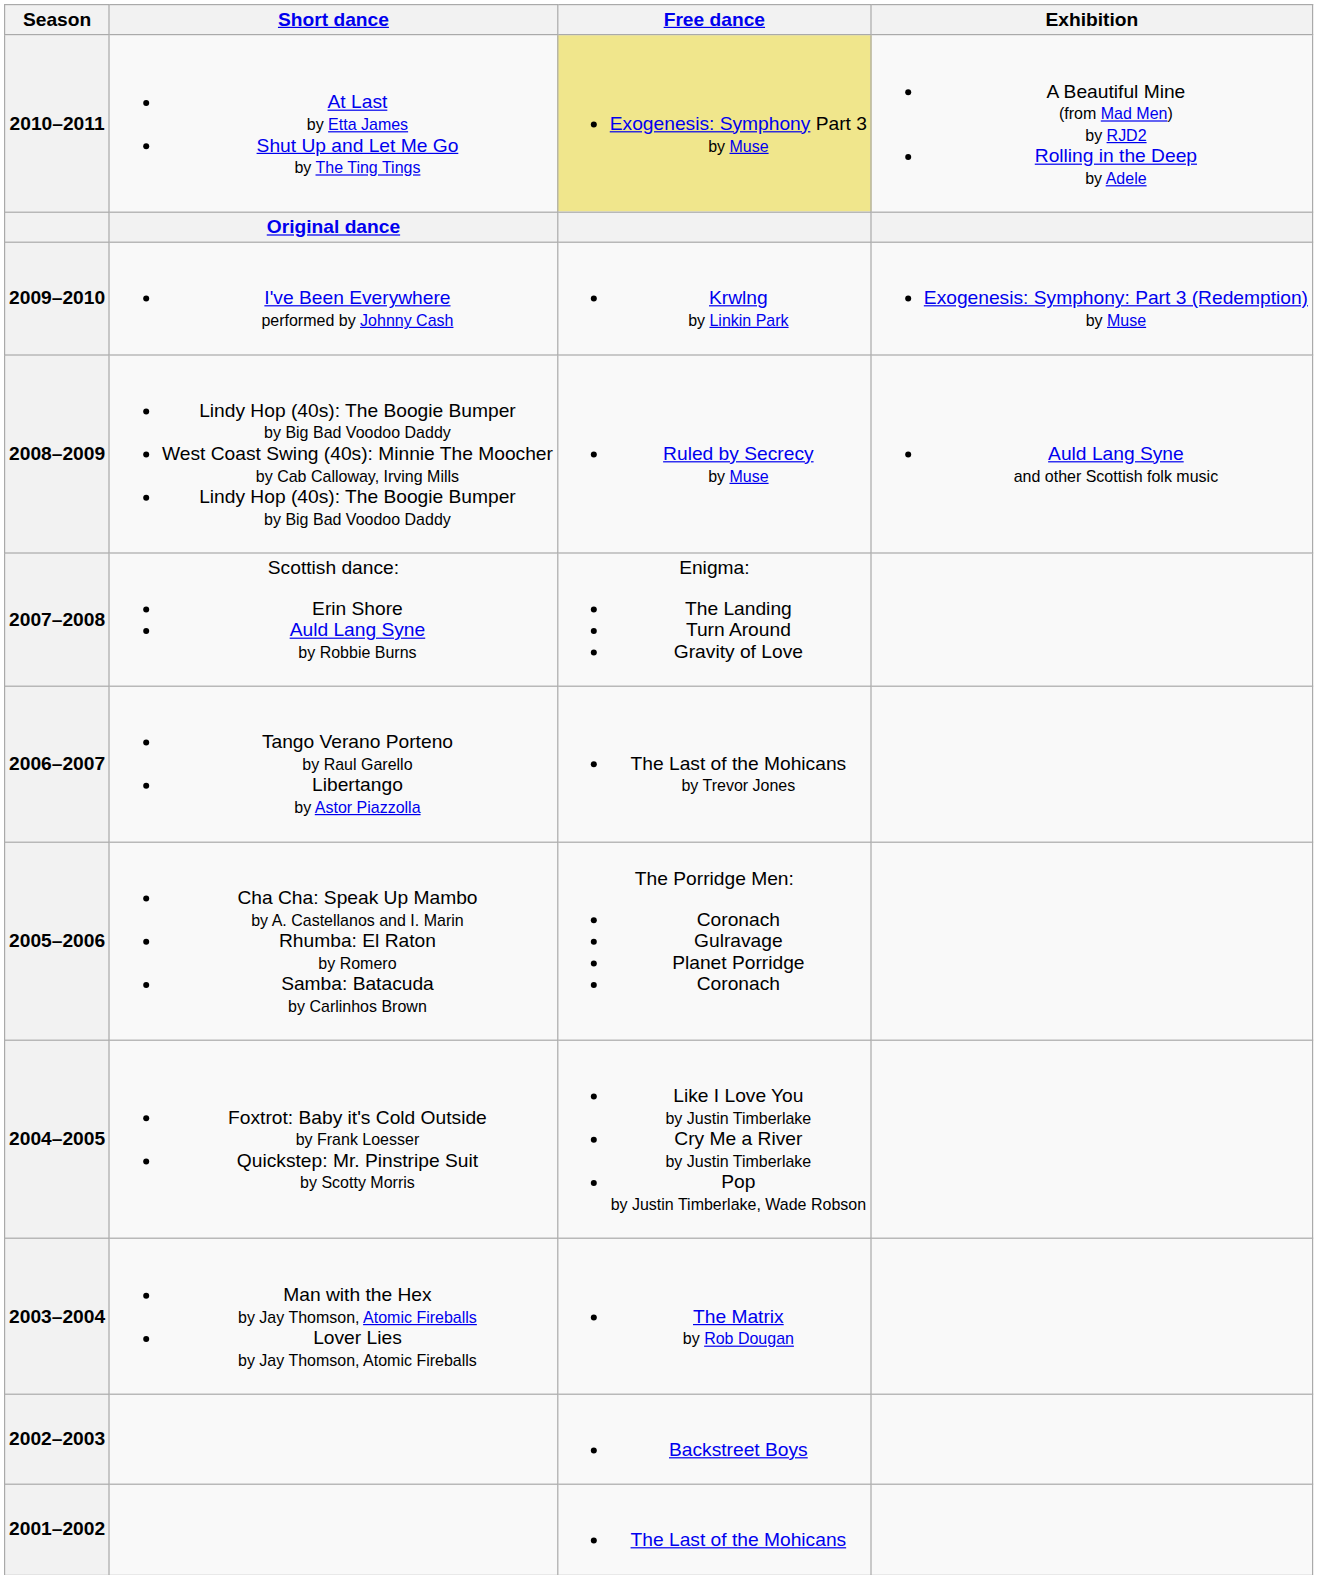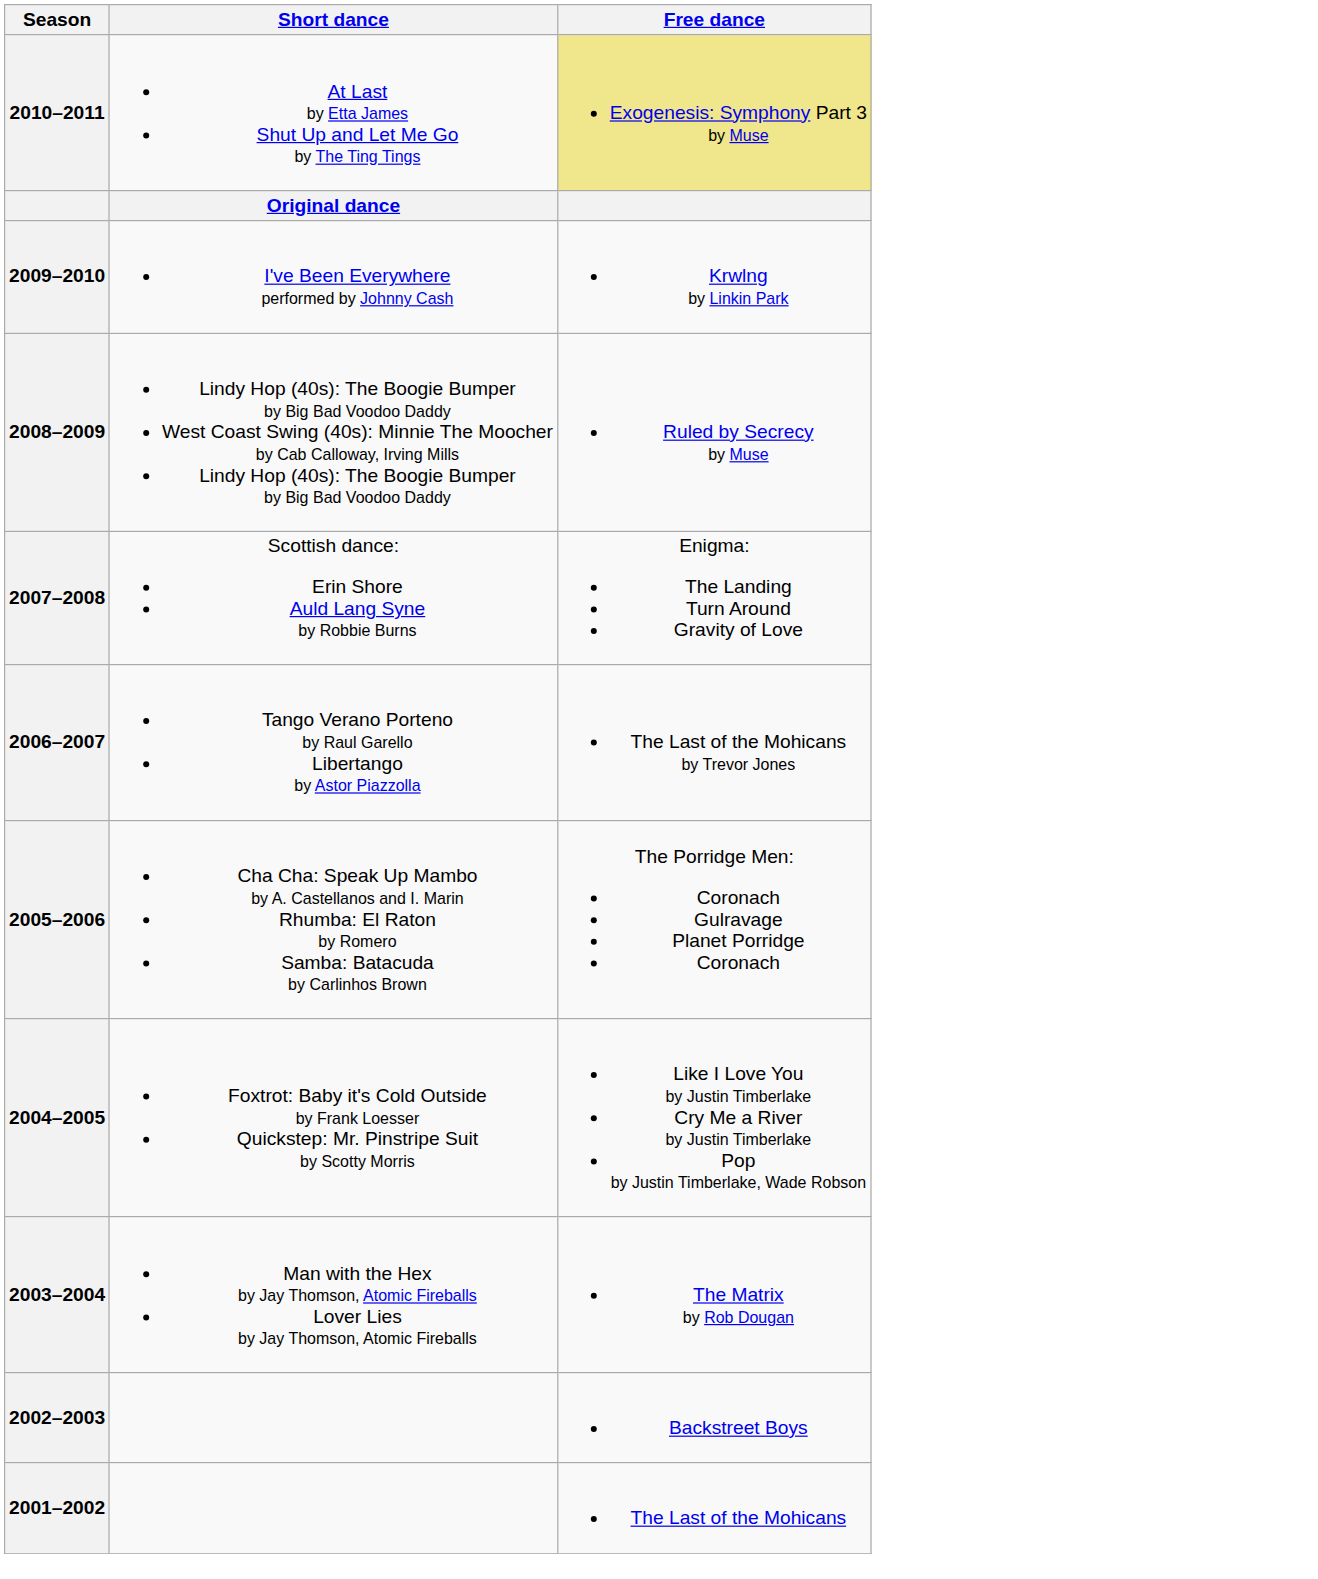- column: (1092, 19)
